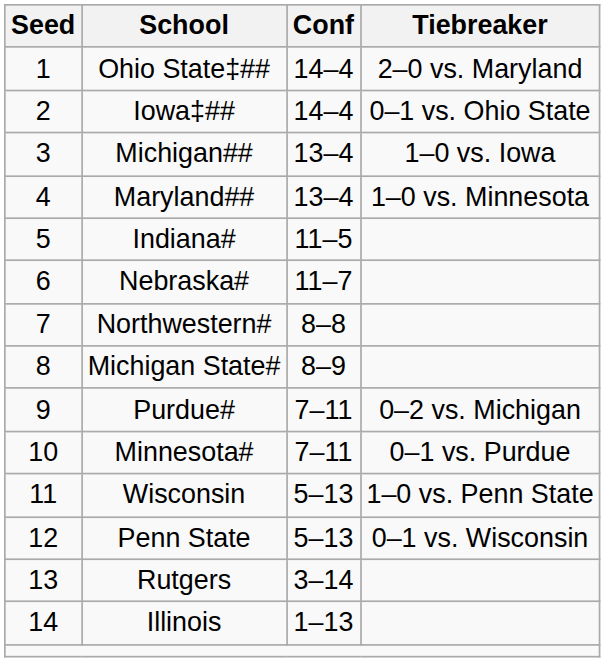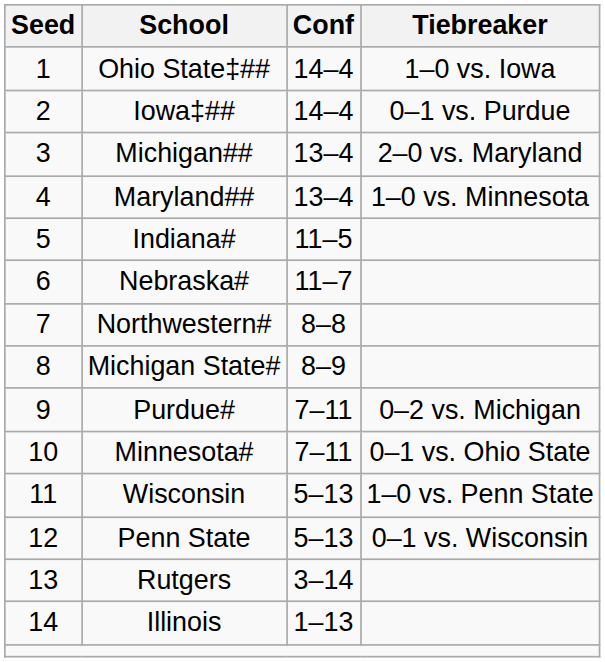(480, 68) 2–0 vs. Maryland -> (480, 68) 1–0 vs. Iowa
(480, 111) 0–1 vs. Ohio State -> (480, 111) 0–1 vs. Purdue
(480, 153) 1–0 vs. Iowa -> (480, 153) 2–0 vs. Maryland
(480, 452) 0–1 vs. Purdue -> (480, 452) 0–1 vs. Ohio State
